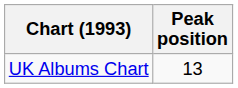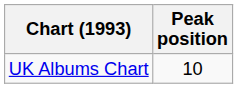(193, 68) 13 -> (193, 68) 10
